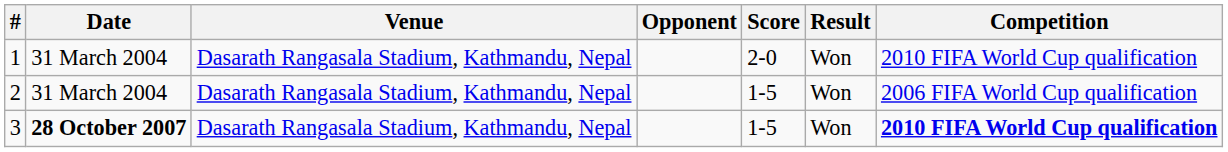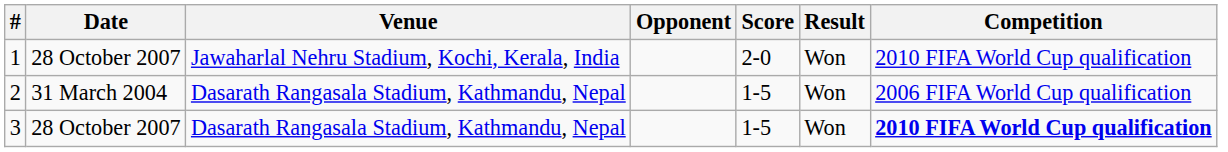(99, 57) 31 March 2004 -> (106, 57) 28 October 2007
(414, 57) Dasarath Rangasala Stadium, Kathmandu, Nepal -> (405, 57) Jawaharlal Nehru Stadium, Kochi, Kerala, India
(109, 127) bold -> (106, 127) normal
